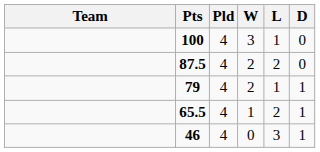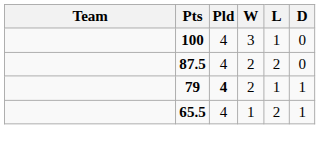(223, 87) normal -> (223, 87) bold
- row: (193, 135)
